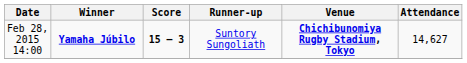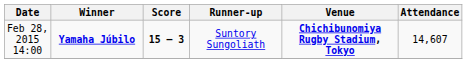(430, 39) 14,627 -> (430, 39) 14,607
